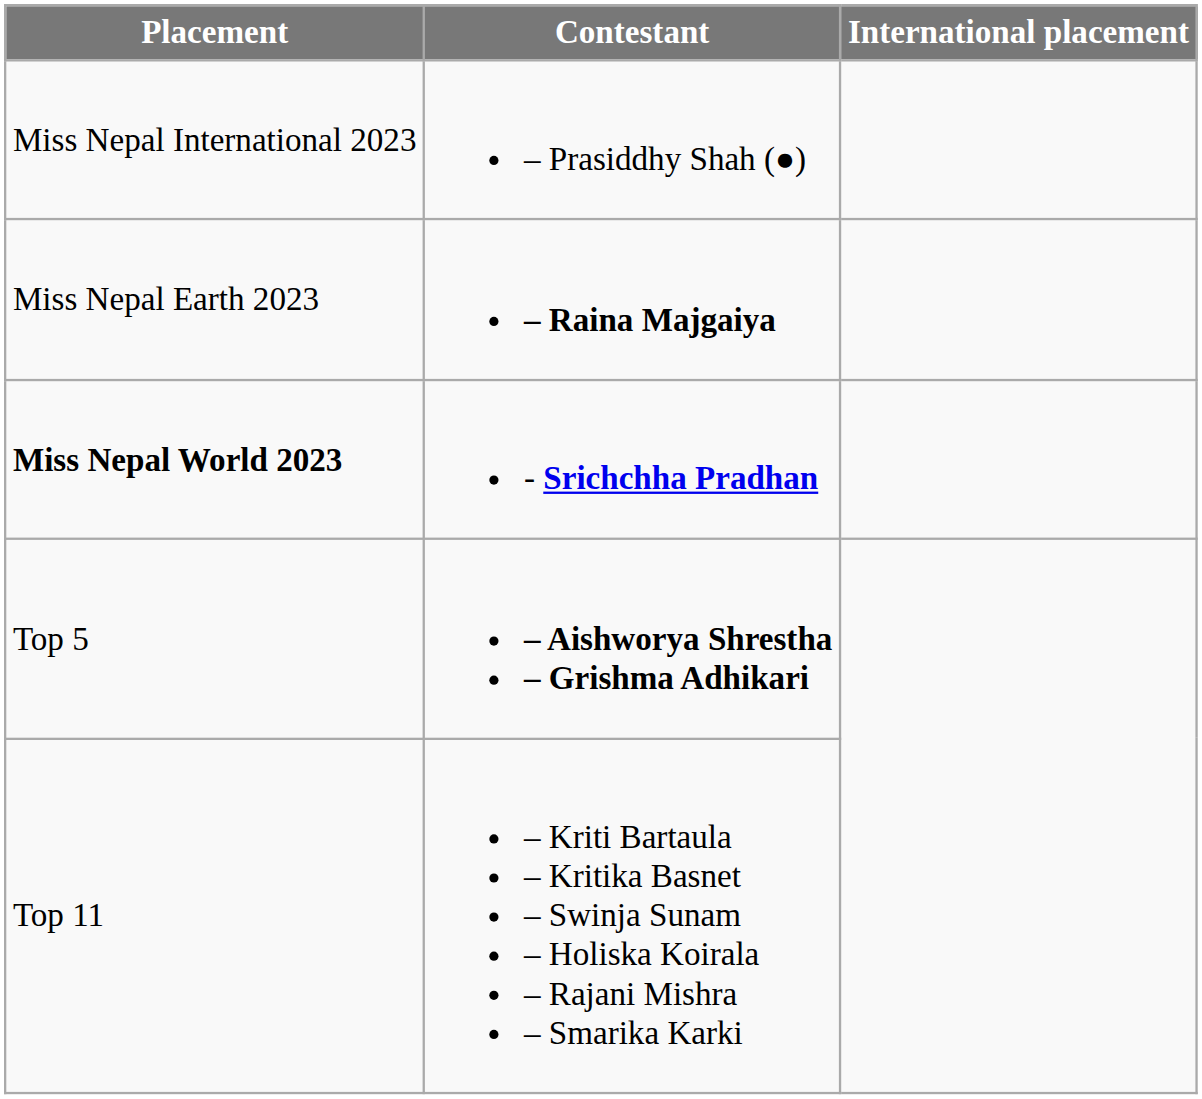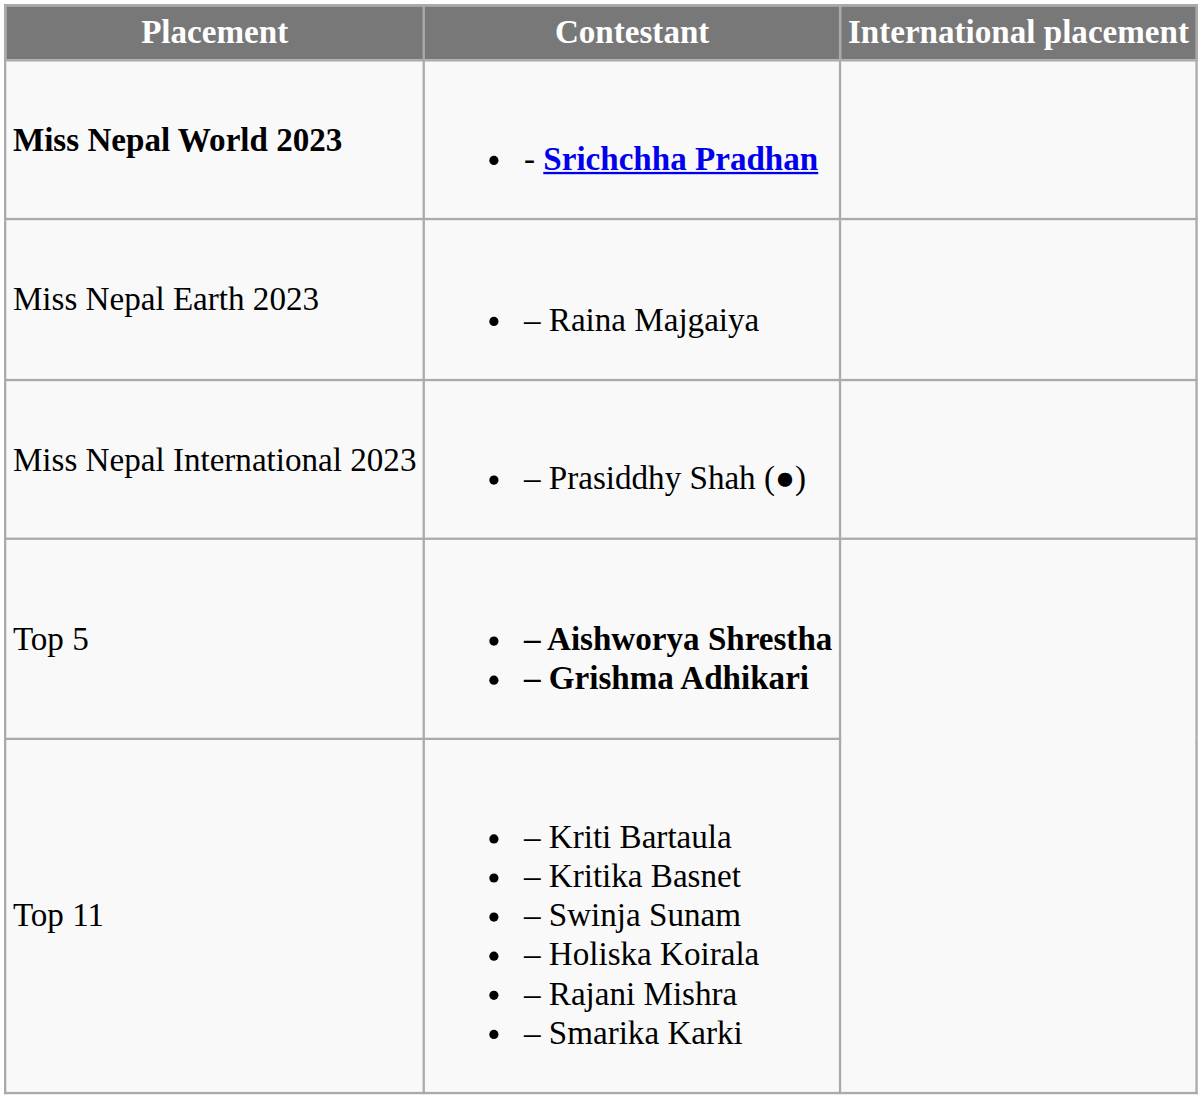rows swapped: (178, 459) <-> (215, 139)
(632, 320) bold -> (632, 320) normal
